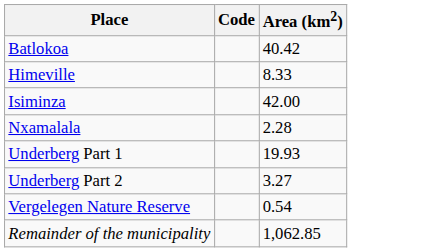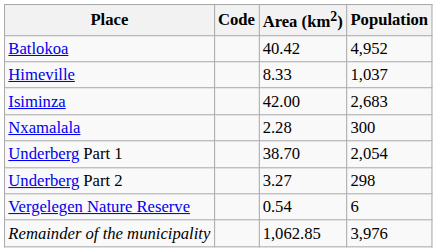+ column: (389, 19)
(281, 154) 19.93 -> (281, 154) 38.70
